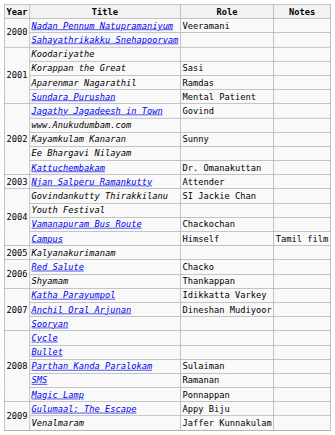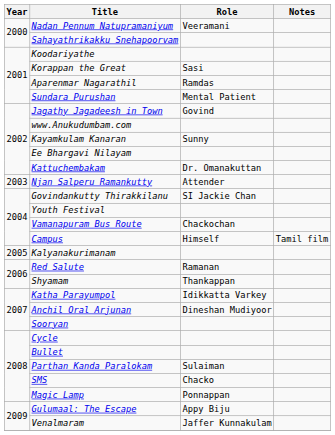(198, 267) Chacko -> (201, 267) Ramanan
(201, 381) Ramanan -> (198, 381) Chacko
